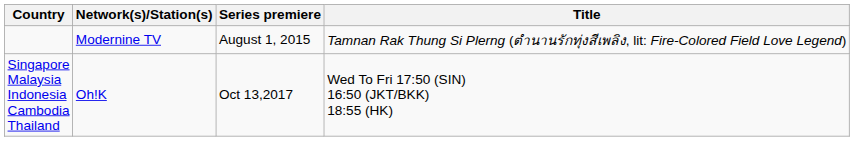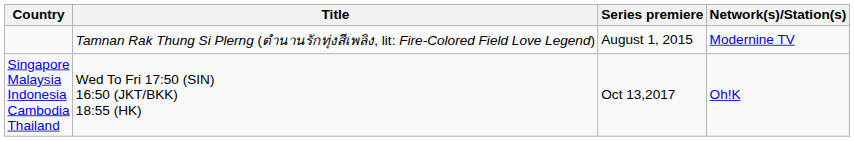columns swapped: (144, 15) <-> (587, 15)
